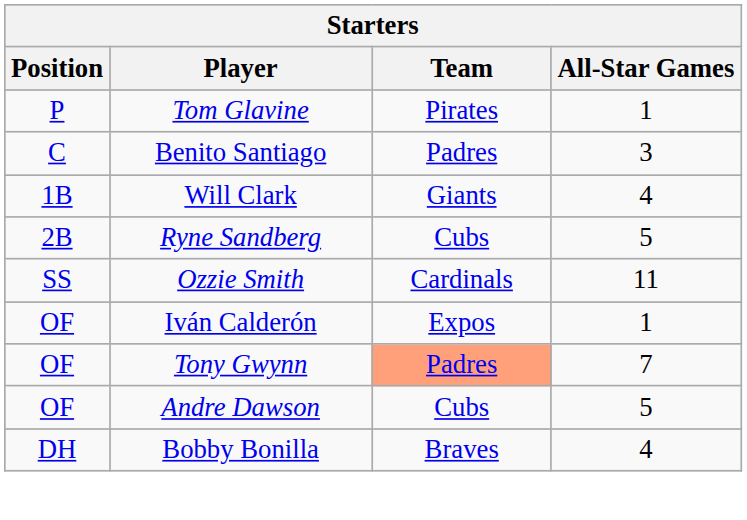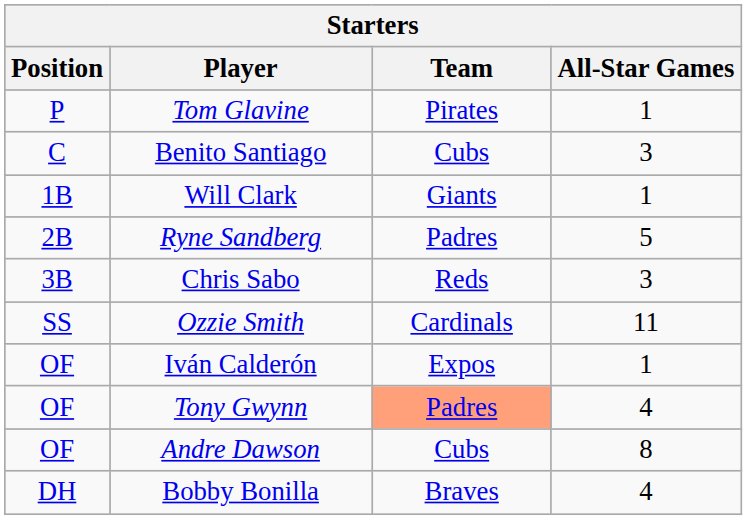(462, 152) Padres -> (462, 152) Cubs
(646, 195) 4 -> (646, 195) 1
(462, 237) Cubs -> (462, 237) Padres
+ row: (241, 279)
(646, 364) 7 -> (646, 407) 4
(646, 407) 5 -> (646, 449) 8
